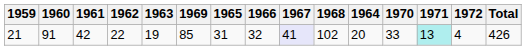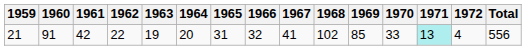columns swapped: (365, 14) <-> (193, 14)
(289, 34) lavender background -> (289, 34) no background
(499, 34) 426 -> (499, 34) 556
